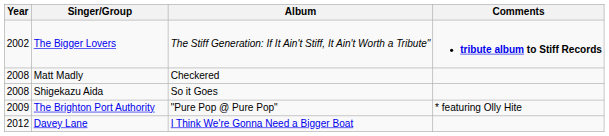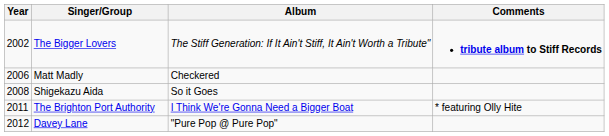(18, 75) 2008 -> (18, 75) 2006
(18, 107) 2009 -> (17, 107) 2011
(224, 107) "Pure Pop @ Pure Pop" -> (262, 107) I Think We're Gonna Need a Bigger Boat
(262, 123) I Think We're Gonna Need a Bigger Boat -> (224, 123) "Pure Pop @ Pure Pop"
